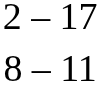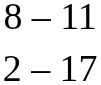rows swapped: (50, 68) <-> (50, 16)
